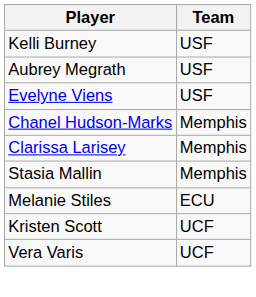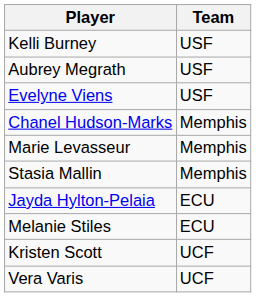- row: (67, 148)
+ row: (69, 148)
+ row: (82, 200)
